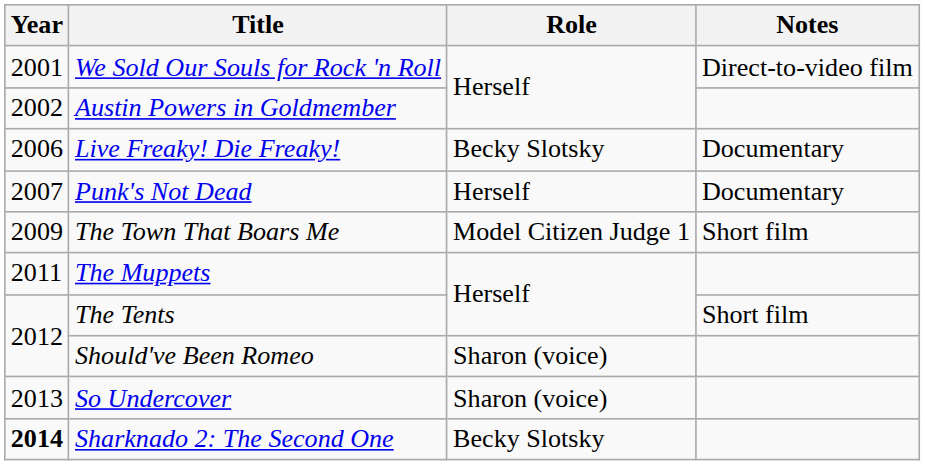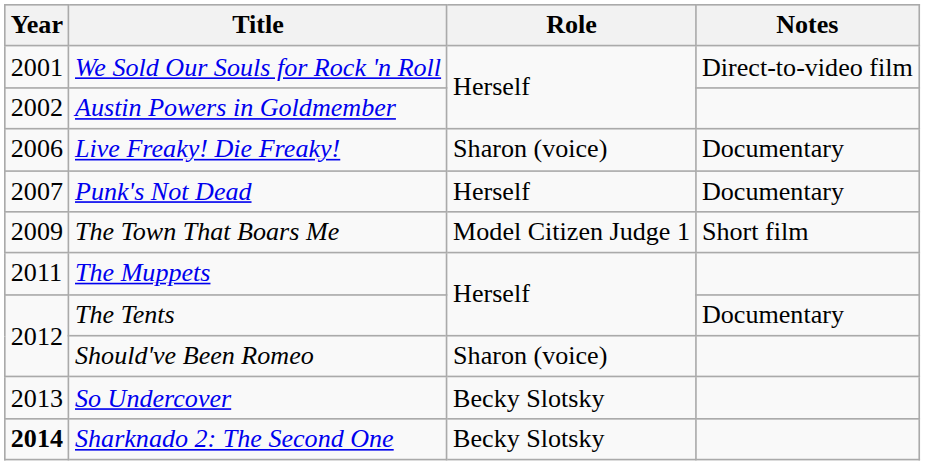(529, 149) Becky Slotsky -> (530, 149) Sharon (voice)
(755, 314) Short film -> (773, 314) Documentary
(530, 397) Sharon (voice) -> (529, 397) Becky Slotsky
